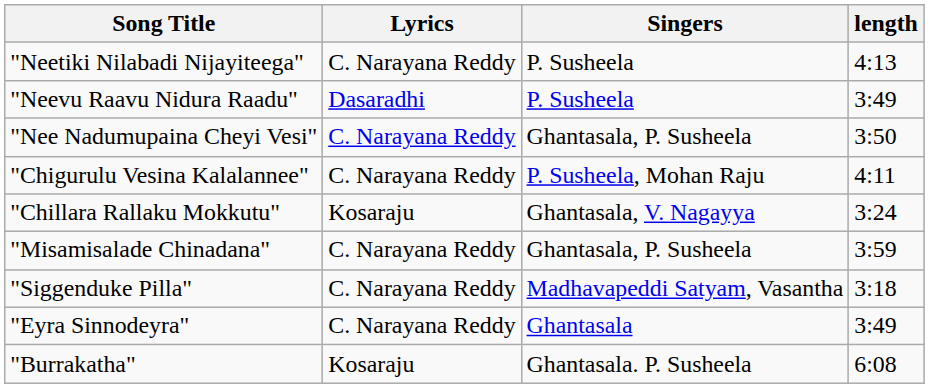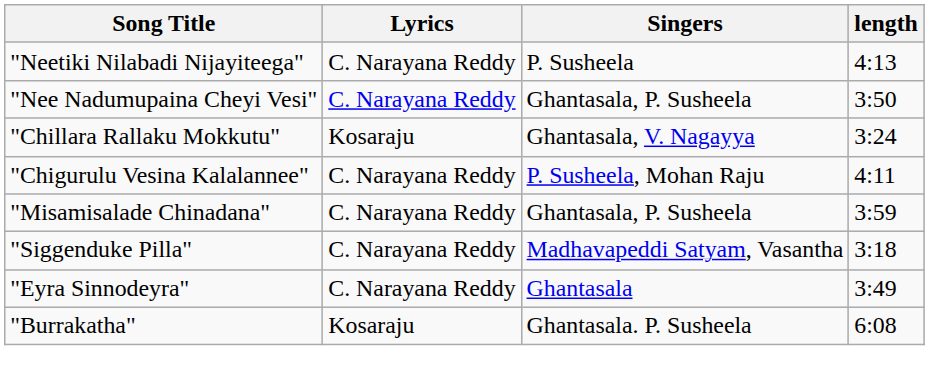- row: (154, 99)
rows swapped: (159, 174) <-> (145, 212)
